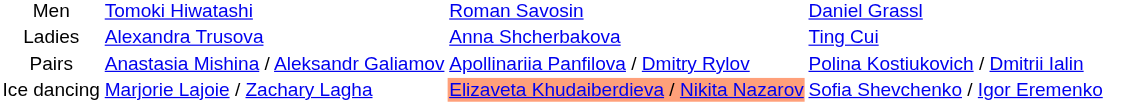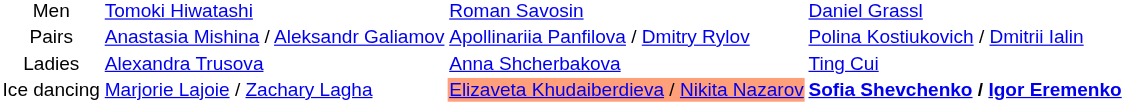rows swapped: (51, 37) <-> (51, 63)
(956, 89) normal -> (965, 89) bold
